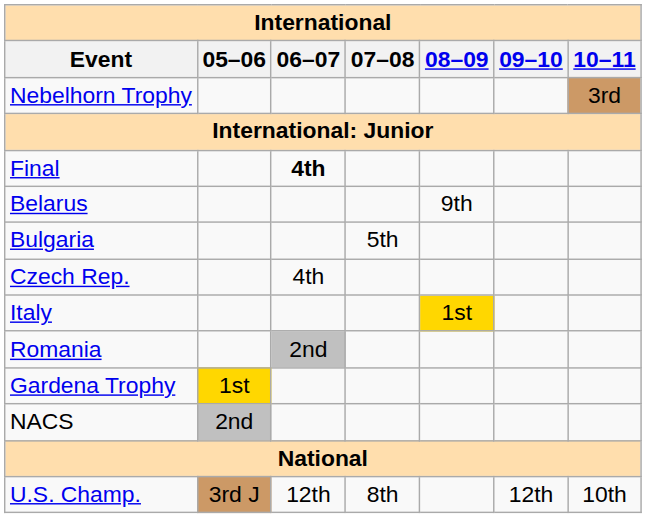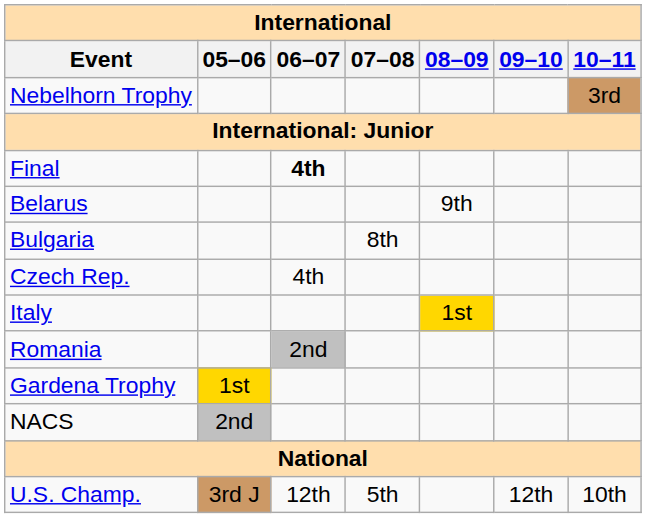(383, 240) 5th -> (383, 240) 8th
(383, 494) 8th -> (383, 494) 5th
